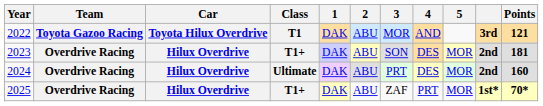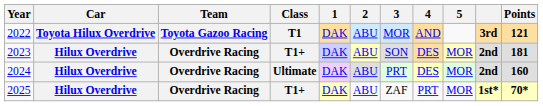columns swapped: (89, 13) <-> (208, 13)
